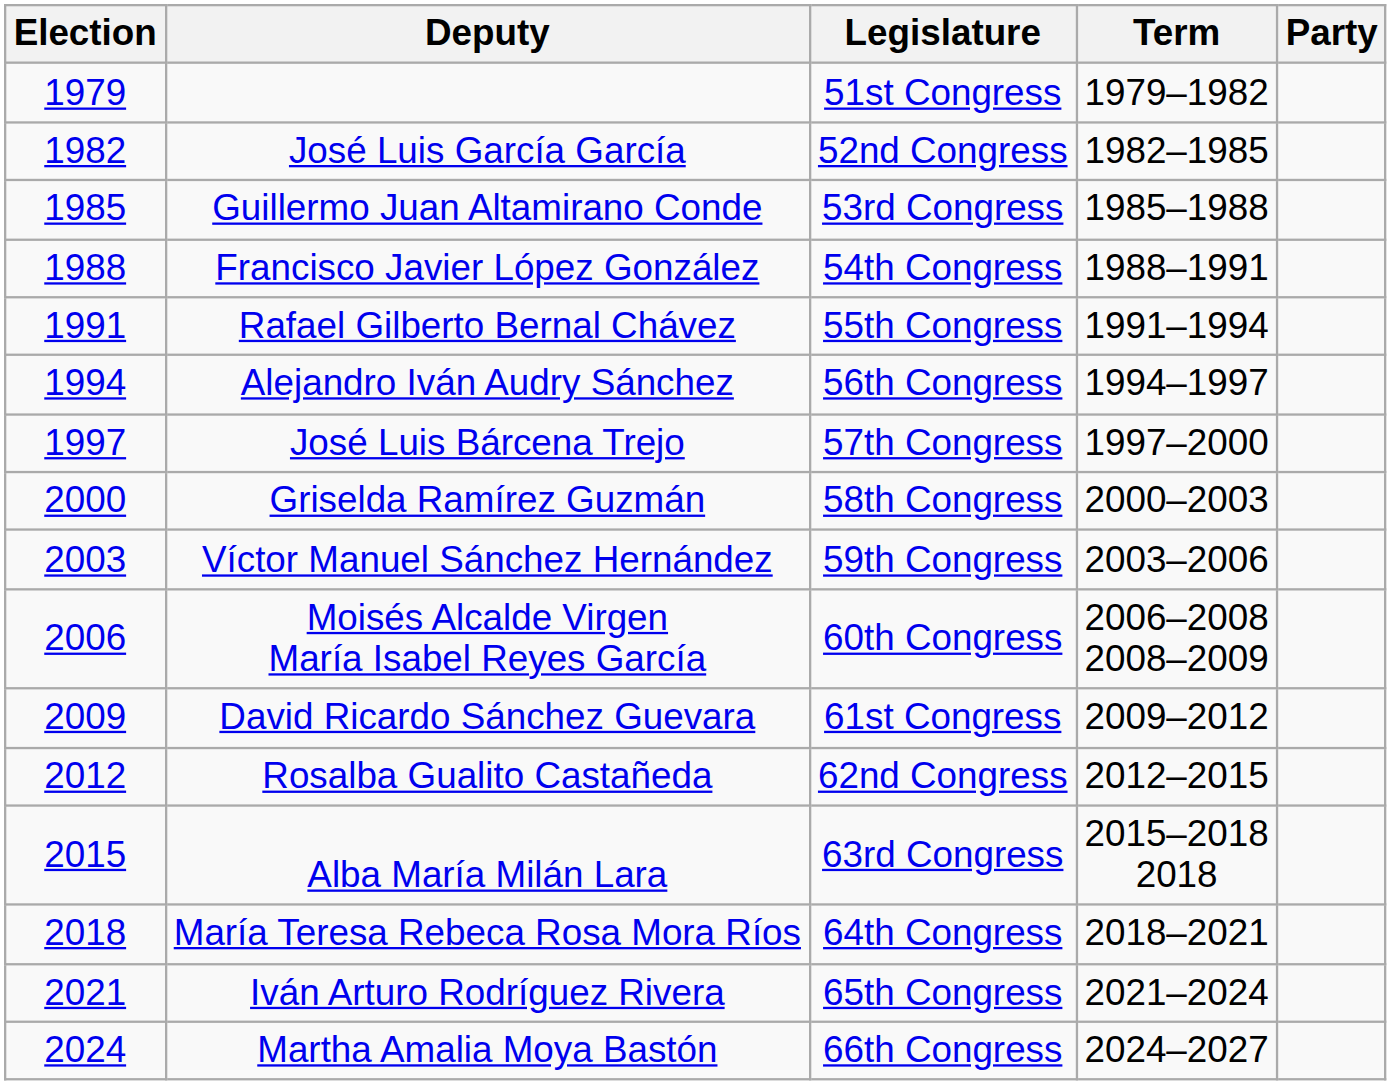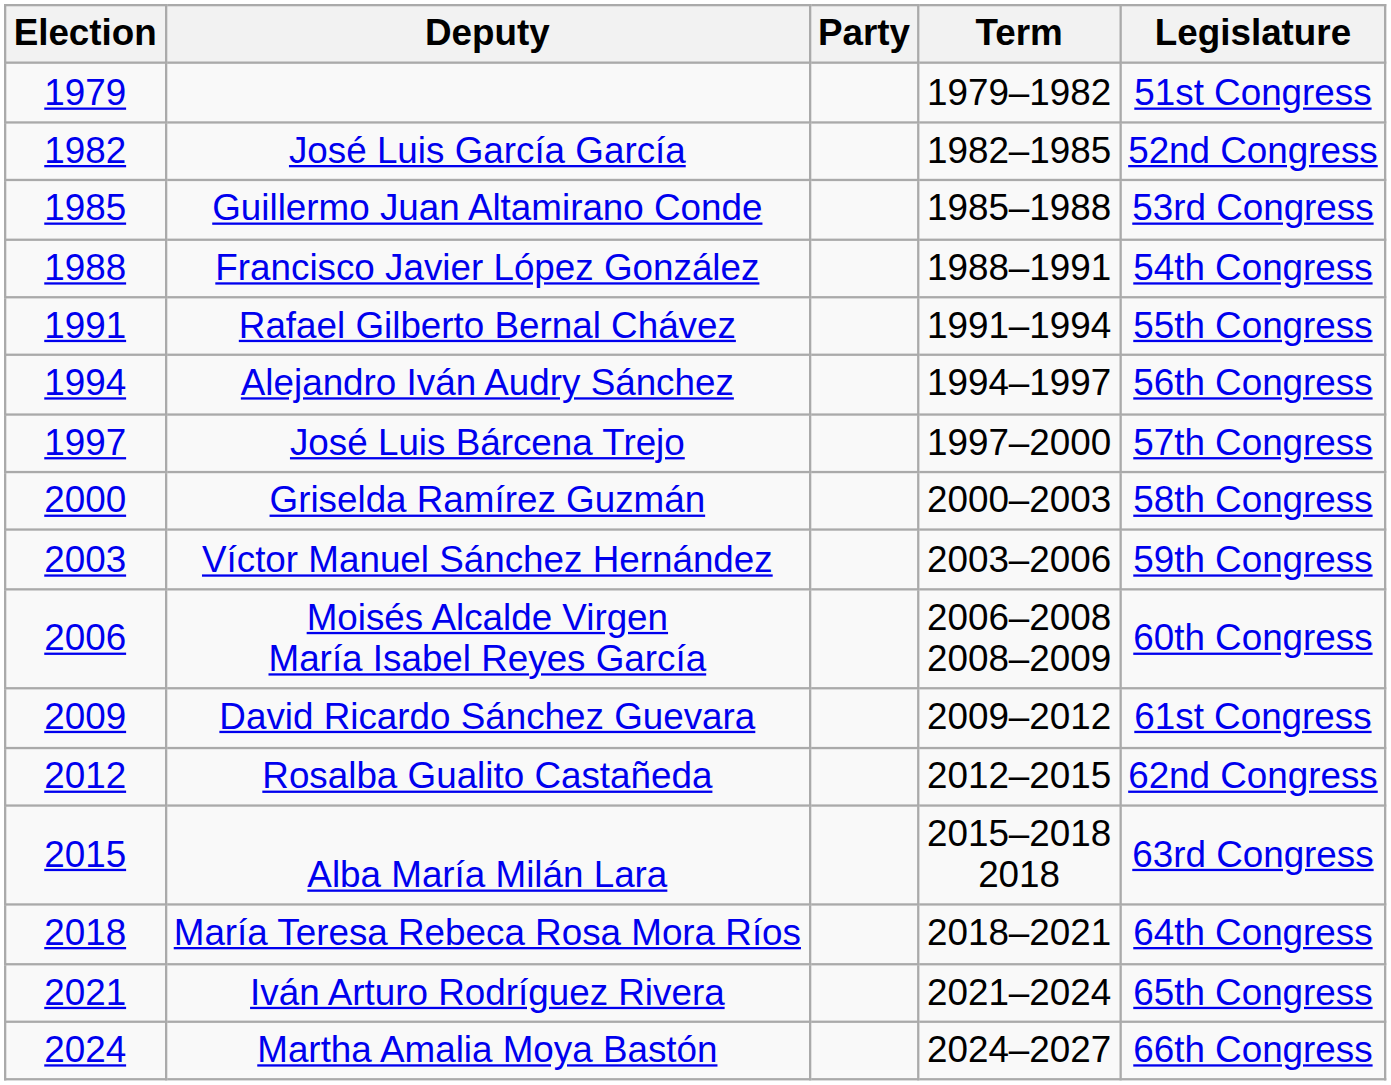columns swapped: (1332, 33) <-> (943, 33)
